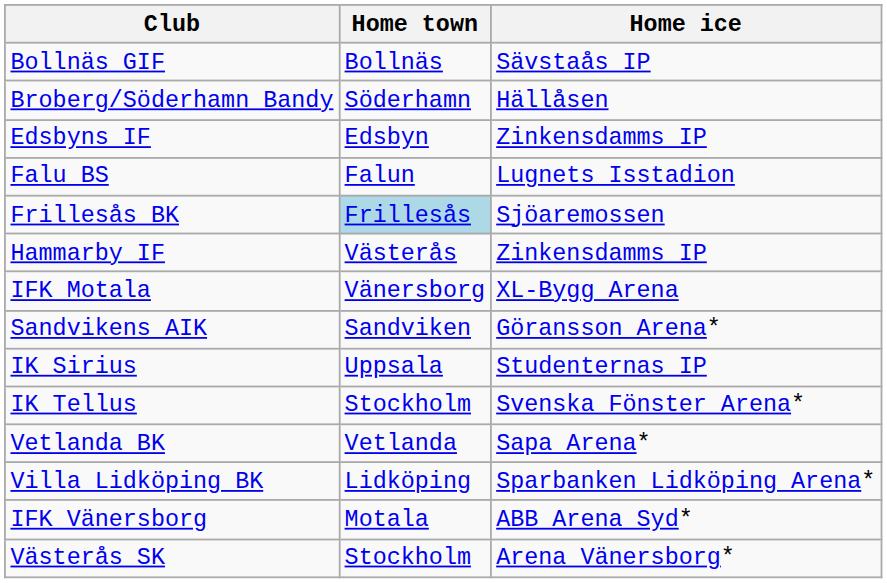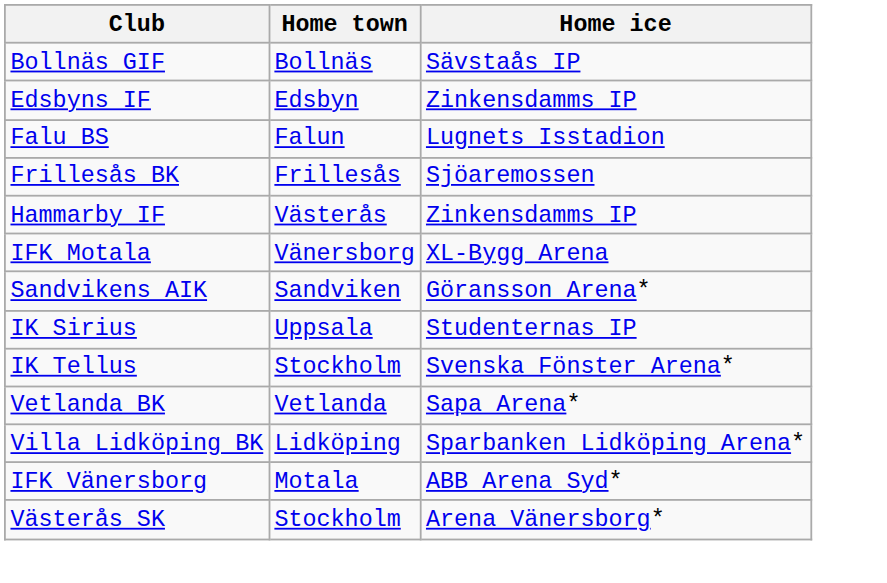- row: (172, 100)
(408, 215) lightblue background -> (338, 177) no background
